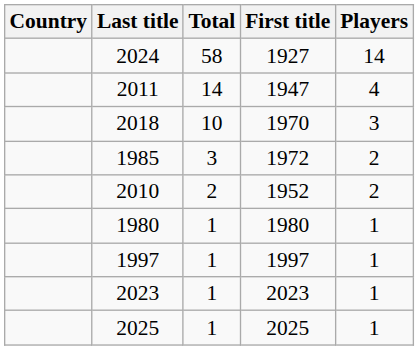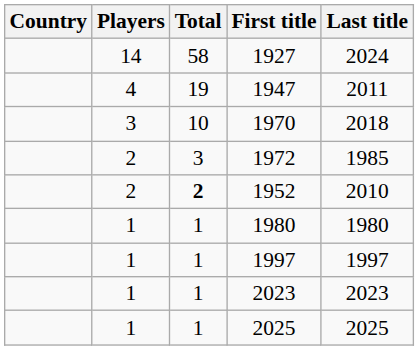columns swapped: (374, 21) <-> (138, 21)
(212, 89) 14 -> (198, 89) 19
(212, 191) normal -> (198, 191) bold
